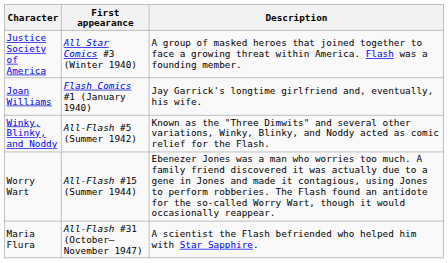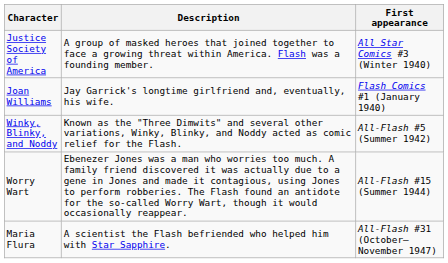columns swapped: (105, 17) <-> (296, 17)
